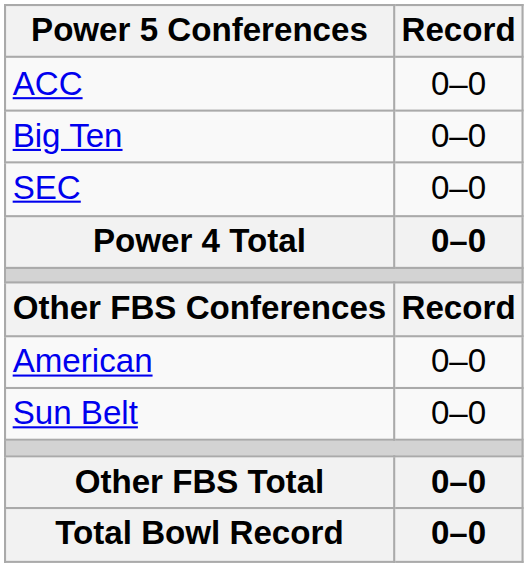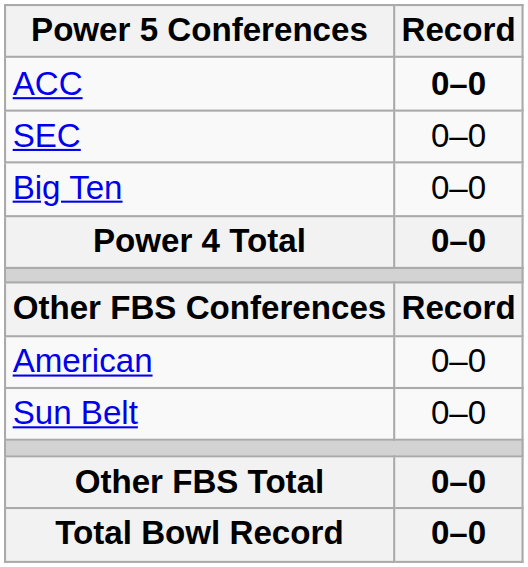(459, 83) normal -> (459, 83) bold
rows swapped: (68, 135) <-> (47, 188)
